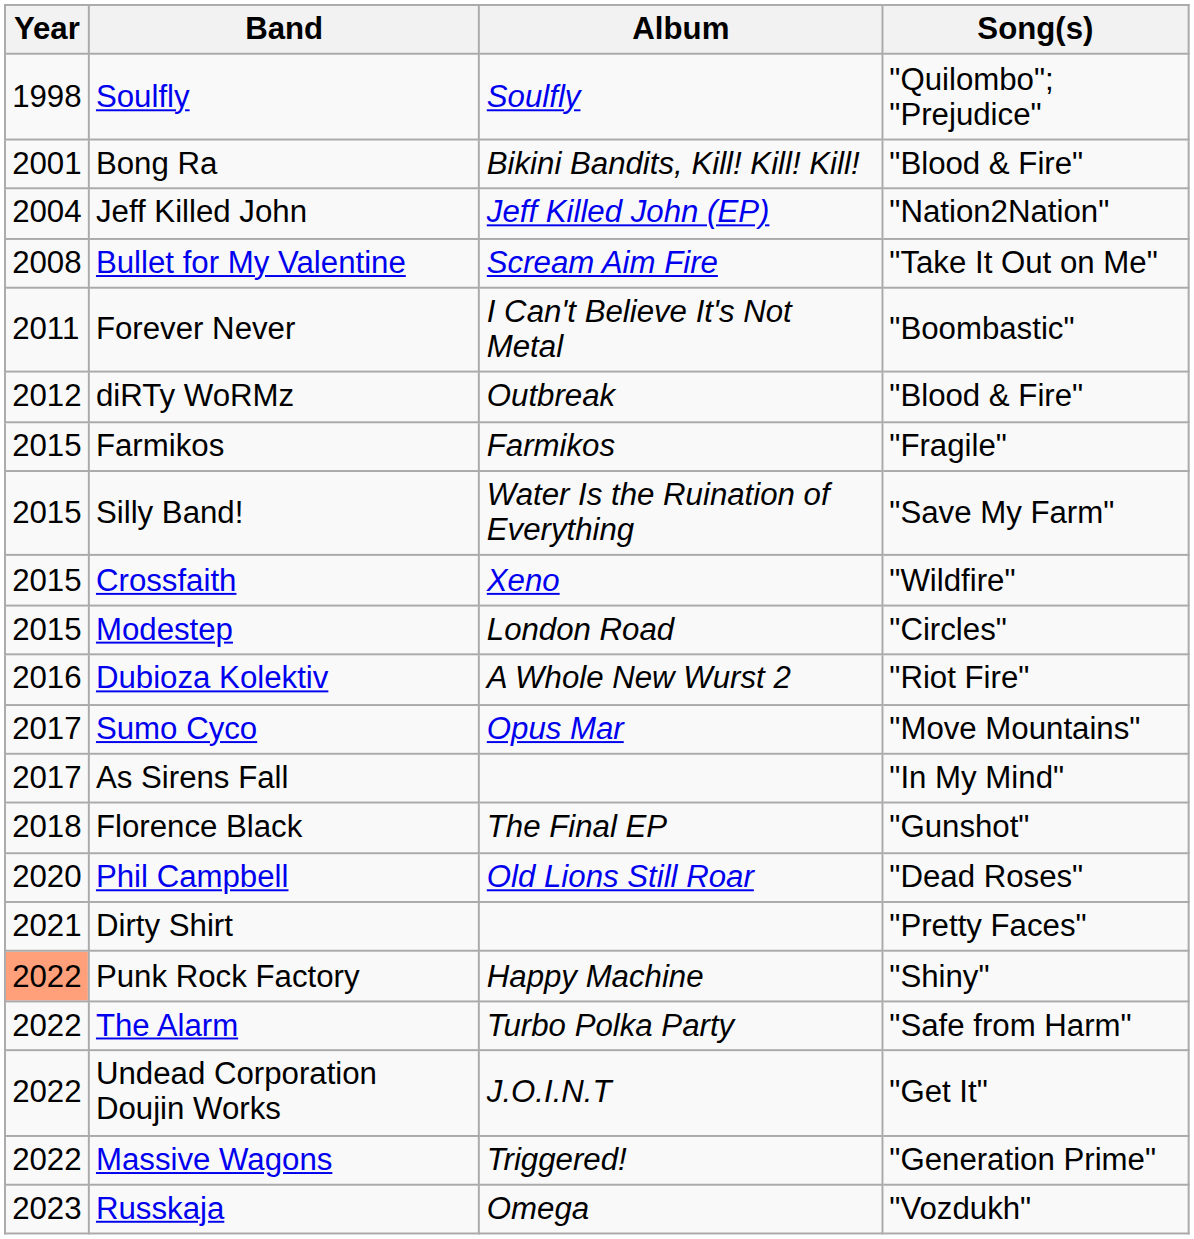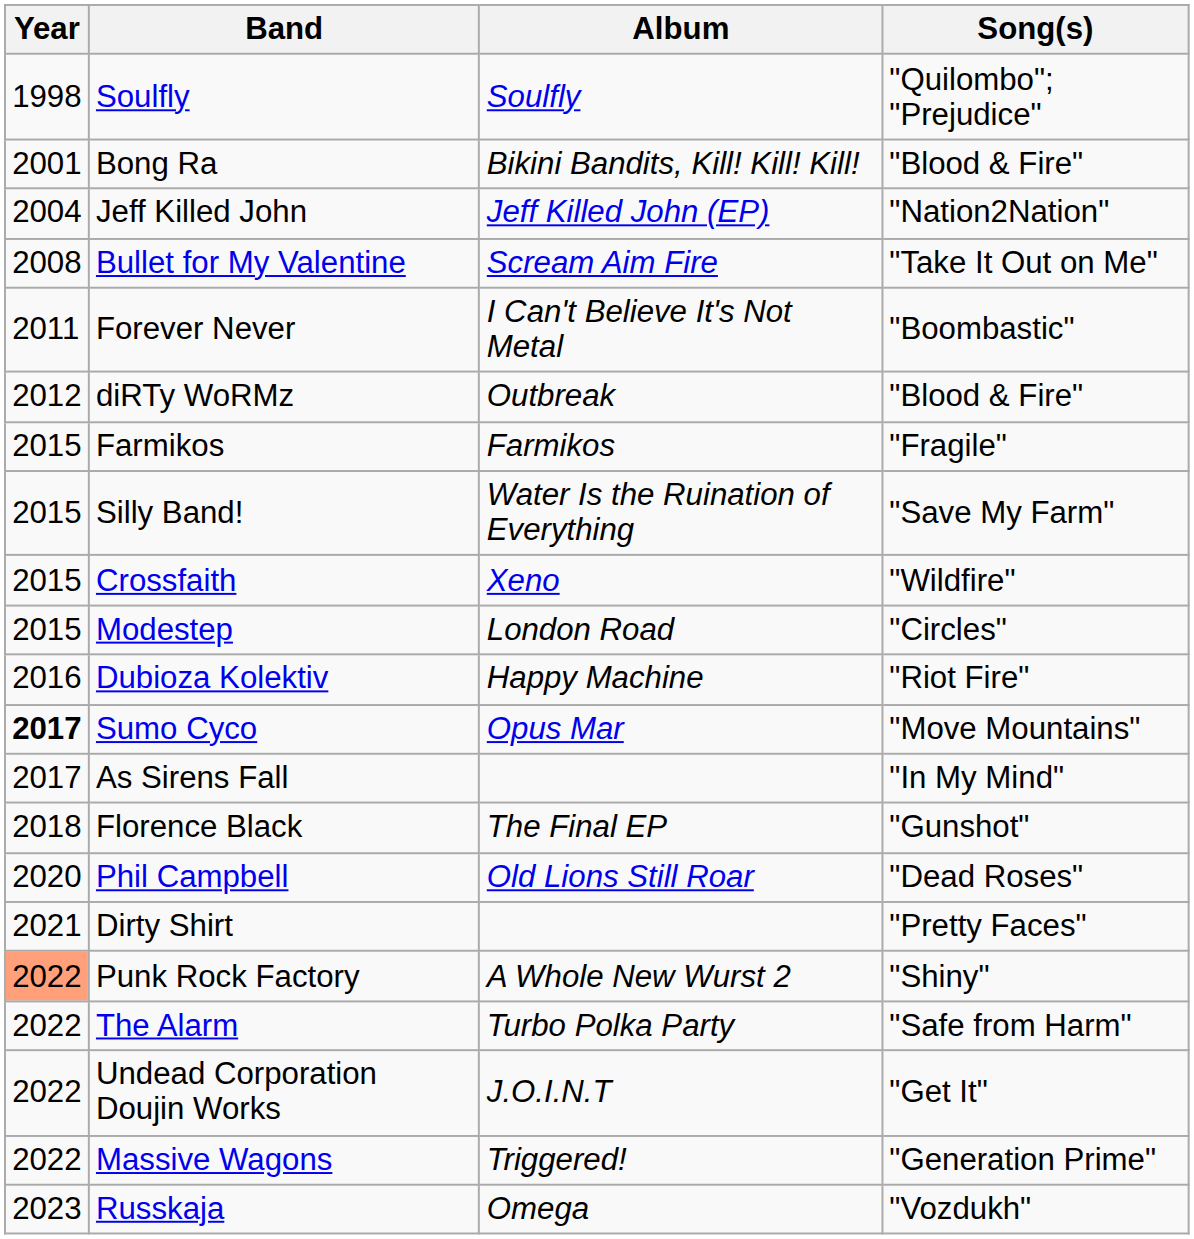(639, 678) A Whole New Wurst 2 -> (595, 678) Happy Machine
(47, 728) normal -> (47, 728) bold
(595, 975) Happy Machine -> (639, 975) A Whole New Wurst 2
